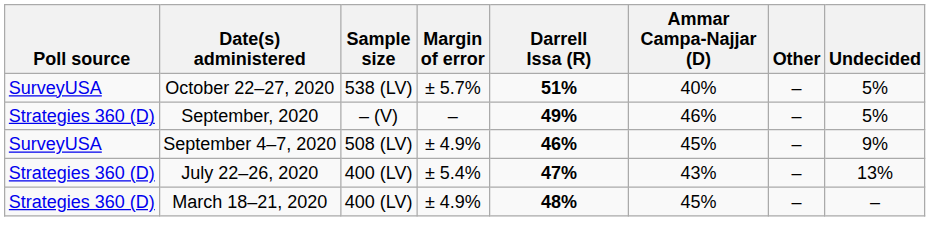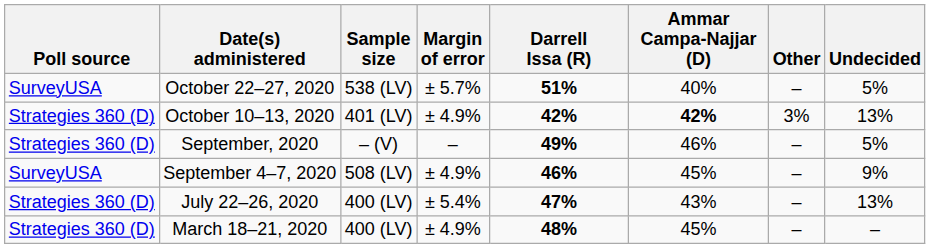+ row: (250, 116)
